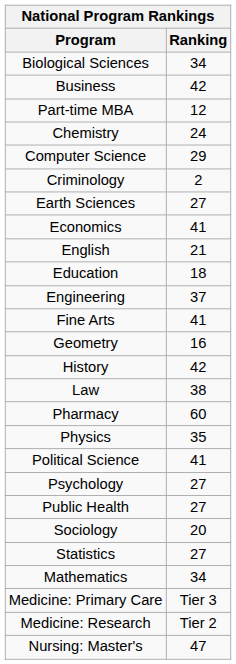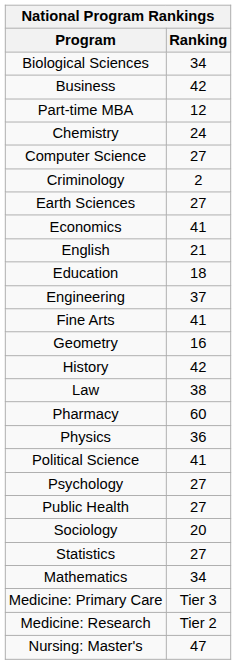(198, 156) 29 -> (198, 156) 27
(198, 437) 35 -> (198, 437) 36
